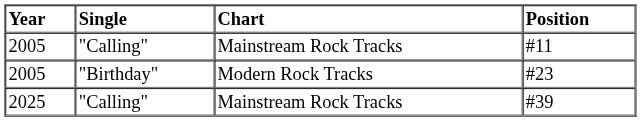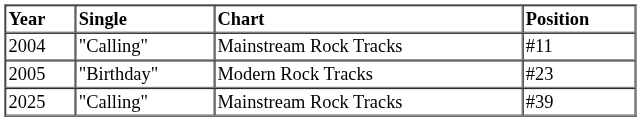(27, 46) 2005 -> (27, 46) 2004
